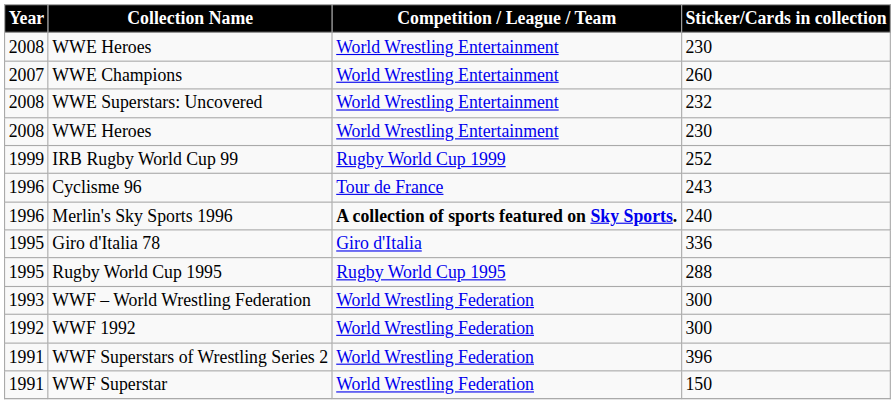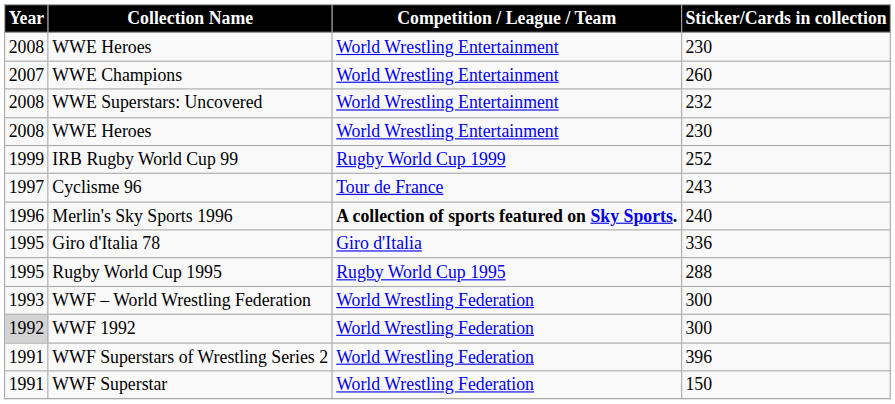(26, 187) 1996 -> (26, 187) 1997
(26, 328) no background -> (26, 328) lightgrey background
